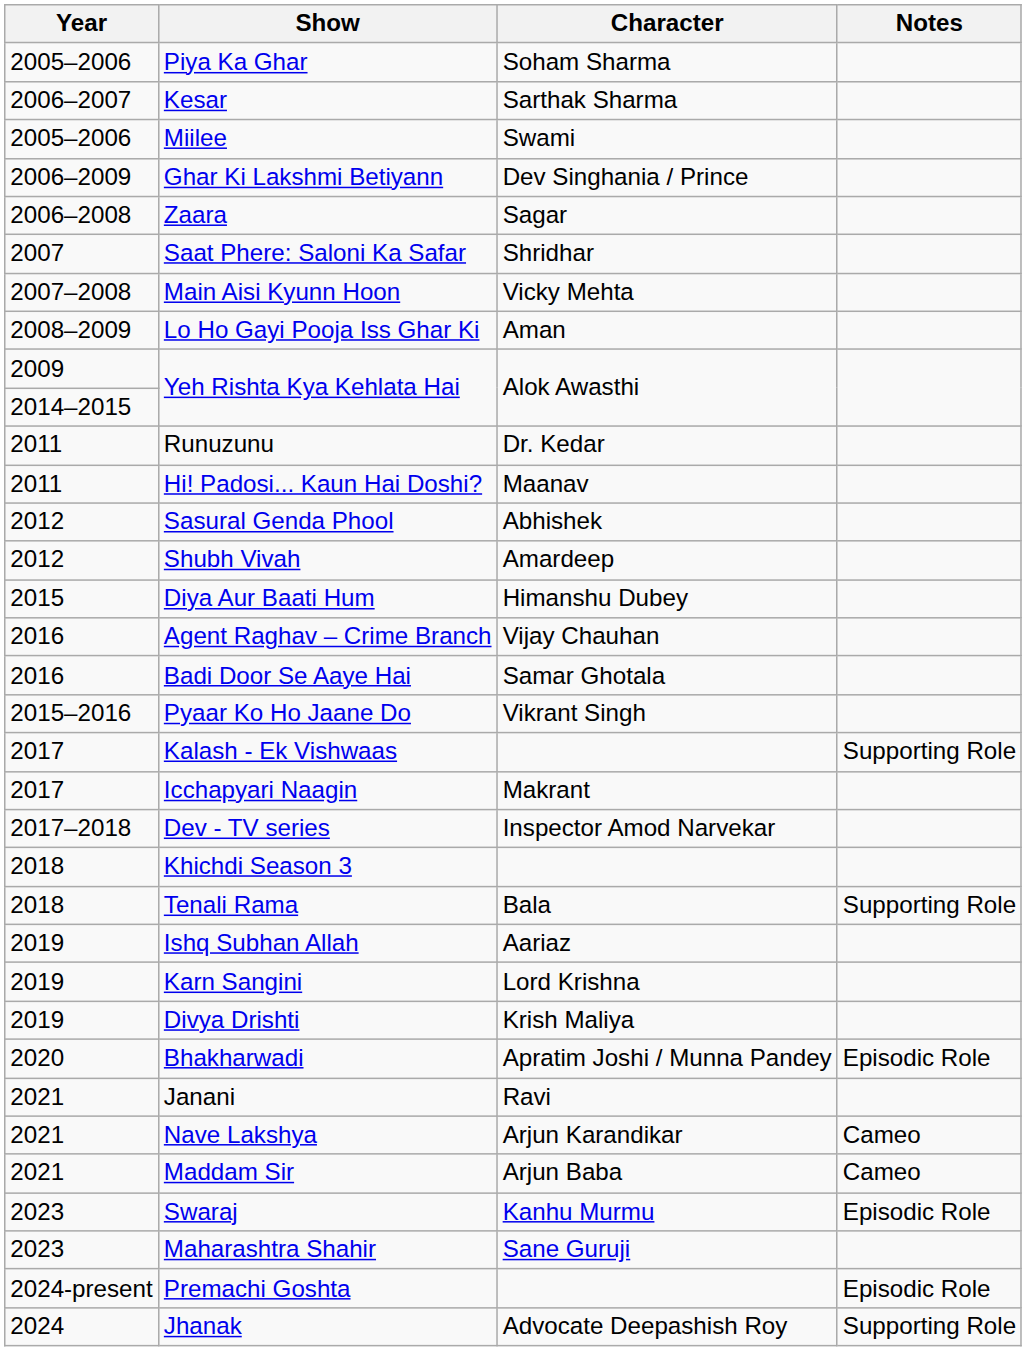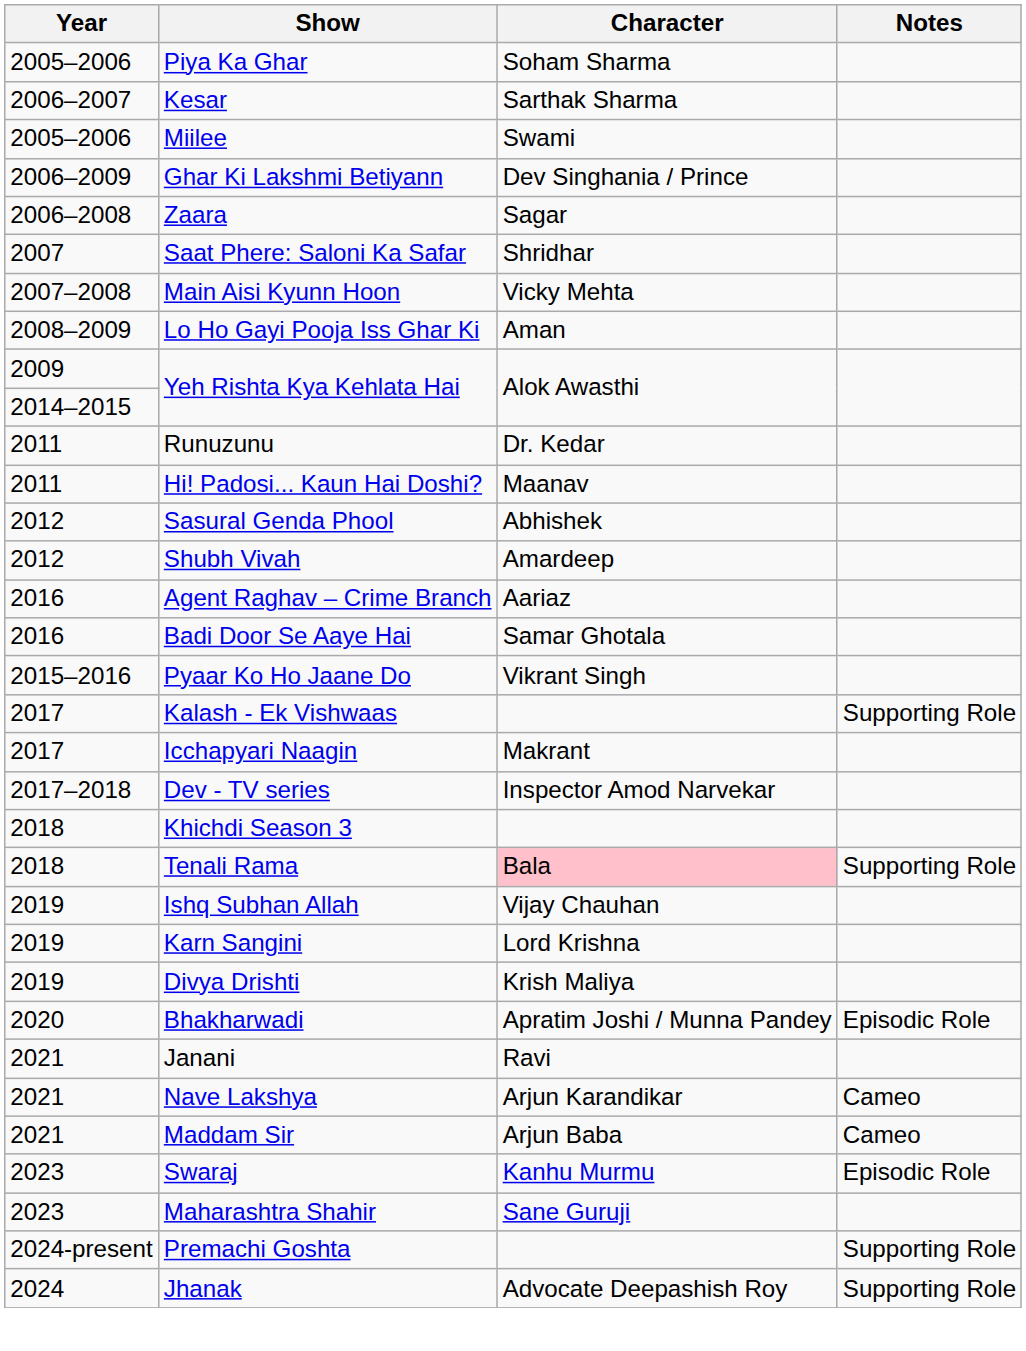- row: (37, 598)
(581, 636) Vijay Chauhan -> (537, 598) Aariaz
(527, 904) no background -> (527, 866) pink background
(537, 943) Aariaz -> (581, 904) Vijay Chauhan
(917, 1288) Episodic Role -> (929, 1249) Supporting Role
